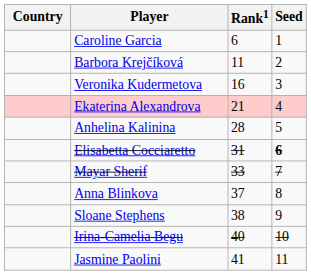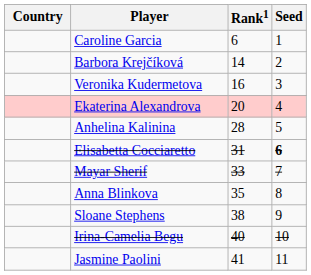(238, 62) 11 -> (238, 62) 14
(238, 106) 21 -> (238, 106) 20
(238, 193) 37 -> (238, 193) 35
